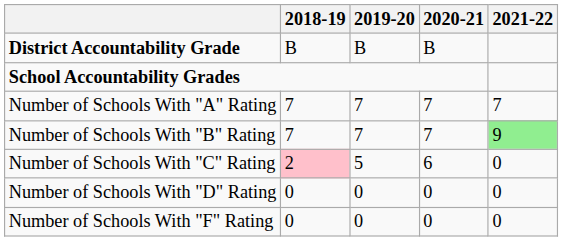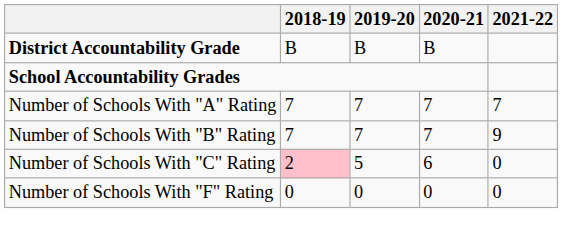(497, 134) lightgreen background -> (497, 134) no background
- row: (143, 192)
